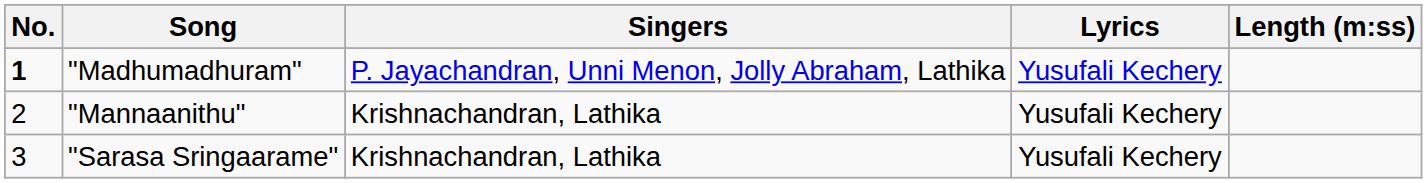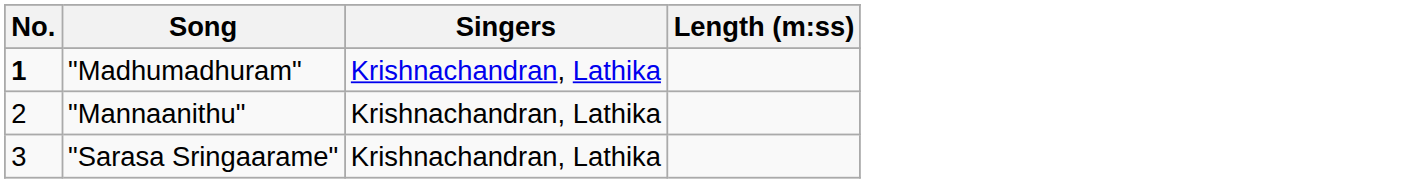- column: (1120, 27)
(678, 70) P. Jayachandran, Unni Menon, Jolly Abraham, Lathika -> (506, 70) Krishnachandran, Lathika
